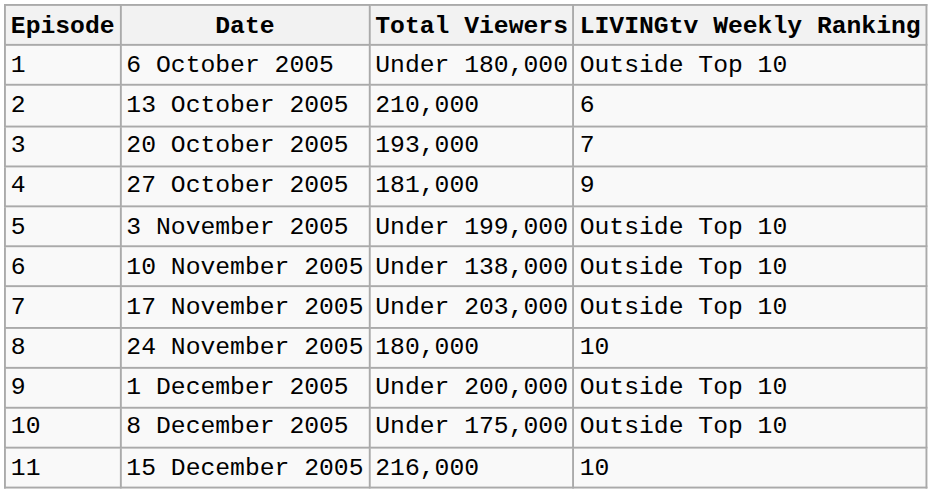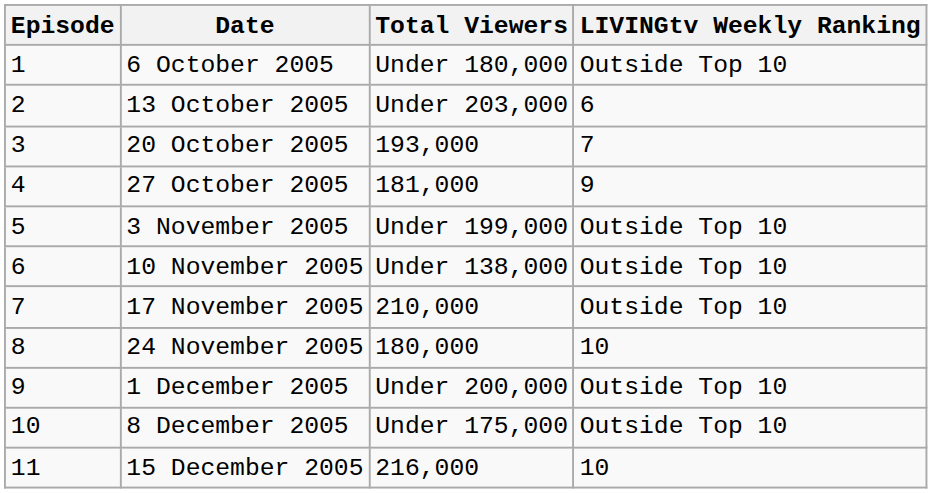(427, 106) 210,000 -> (472, 106) Under 203,000
(472, 307) Under 203,000 -> (427, 307) 210,000
